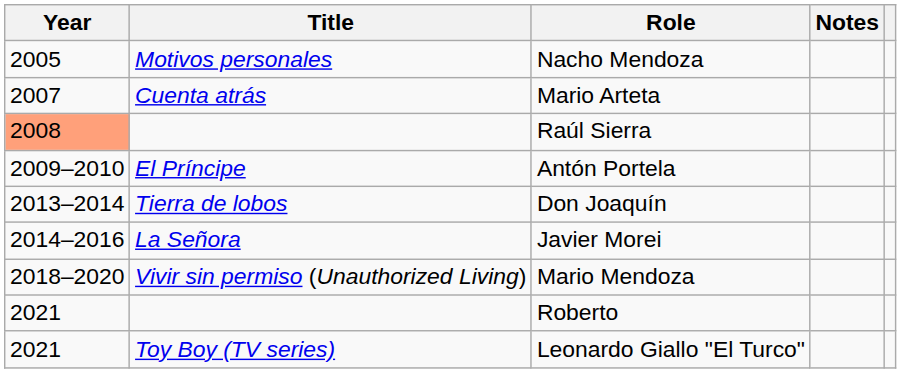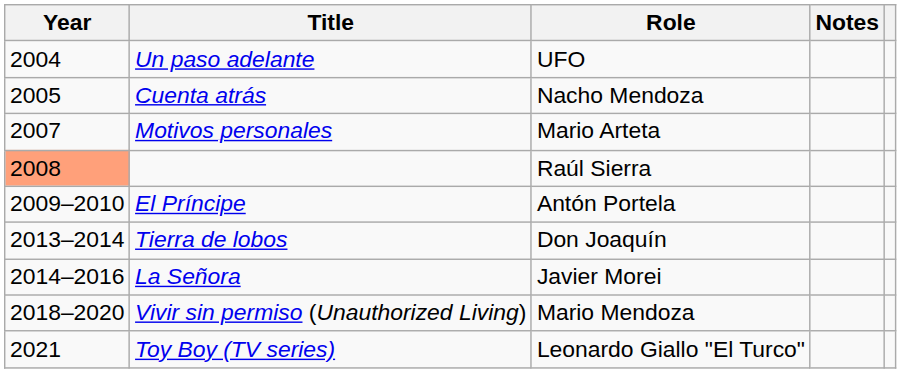+ row: (561, 58)
(234, 58) Motivos personales -> (201, 95) Cuenta atrás
(201, 95) Cuenta atrás -> (234, 131) Motivos personales
- row: (578, 312)
